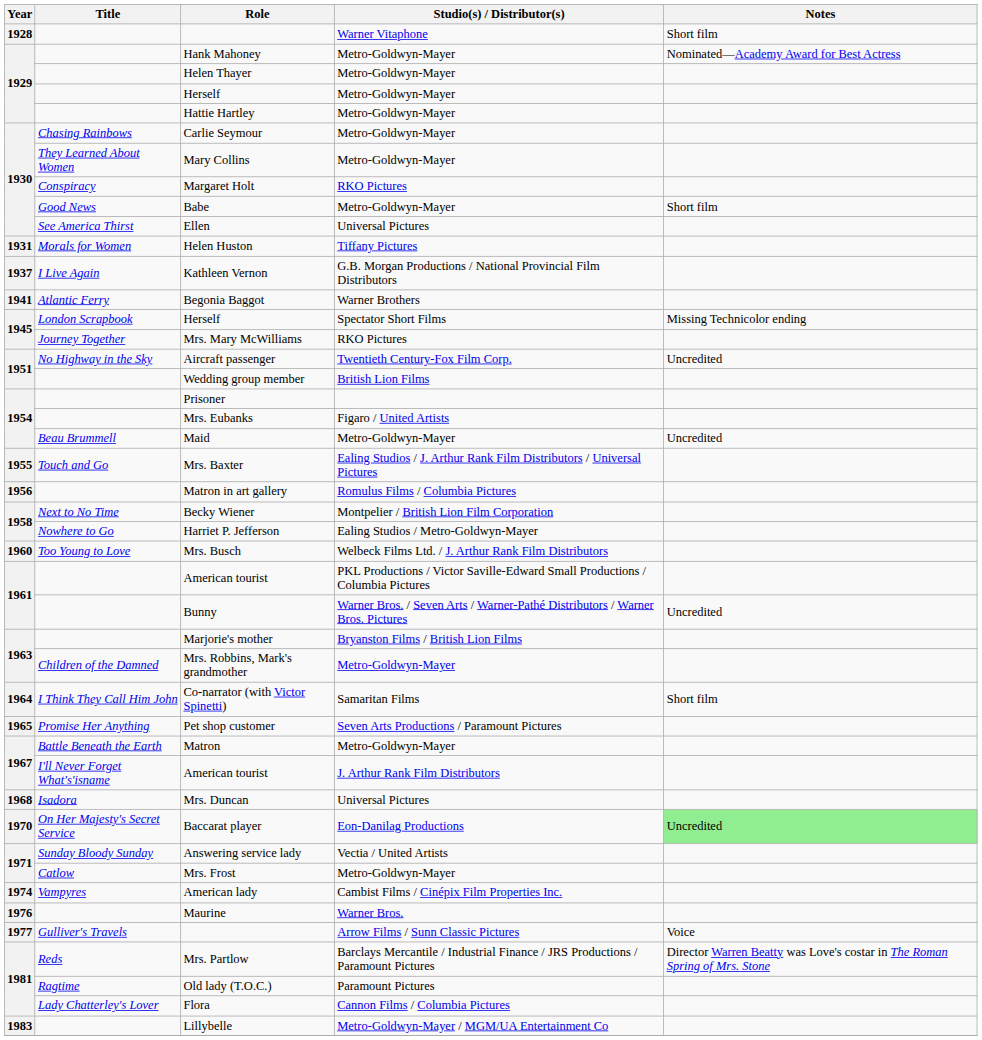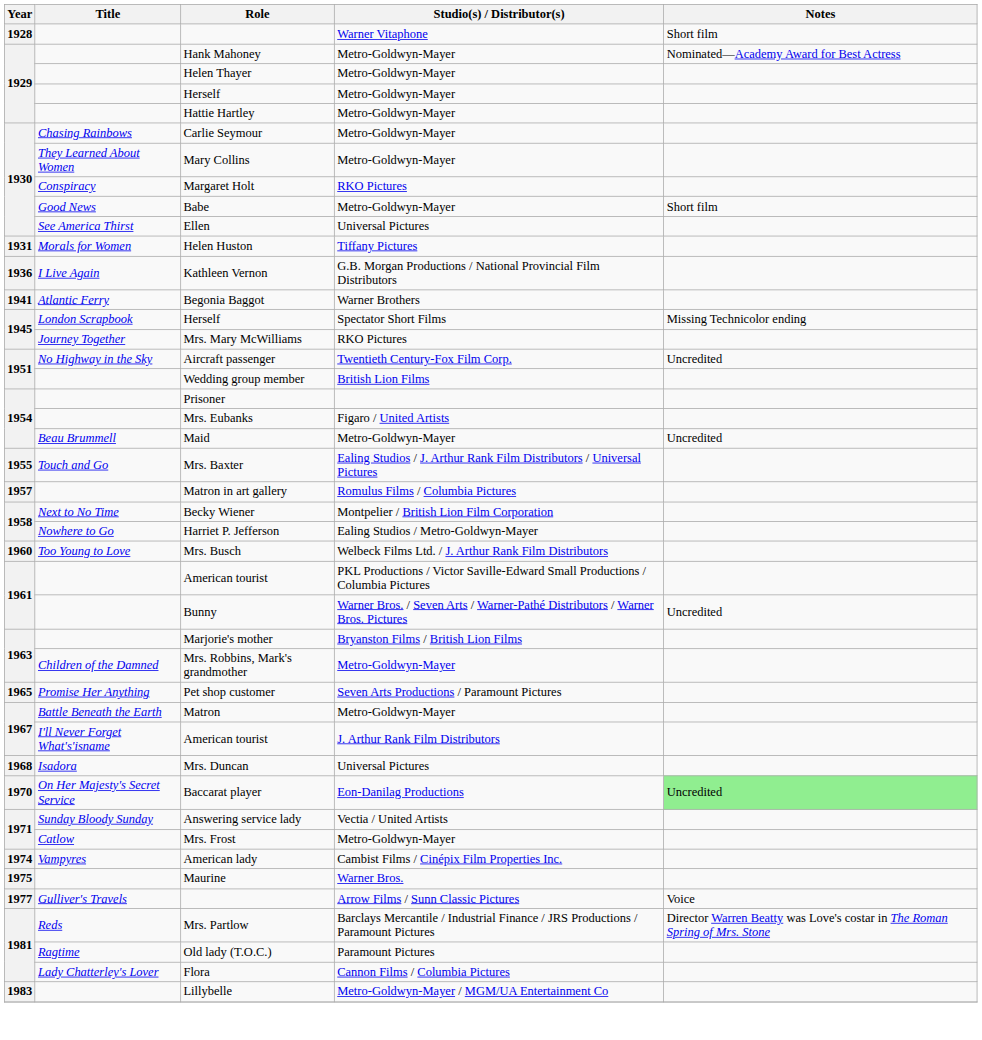(20, 272) 1937 -> (20, 272) 1936
(20, 491) 1956 -> (20, 491) 1957
- row: (244, 699)
(20, 912) 1976 -> (20, 878) 1975
